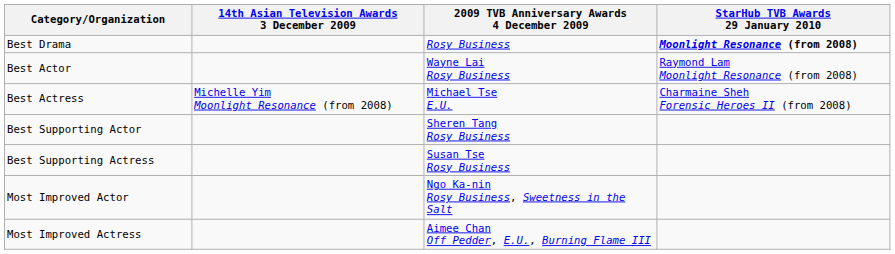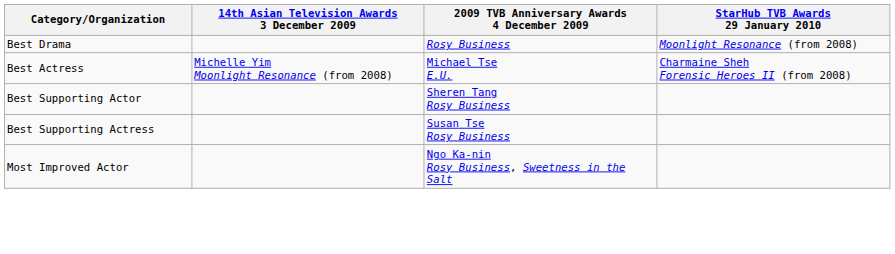(759, 44) bold -> (759, 44) normal
- row: (39, 68)
- row: (74, 234)
